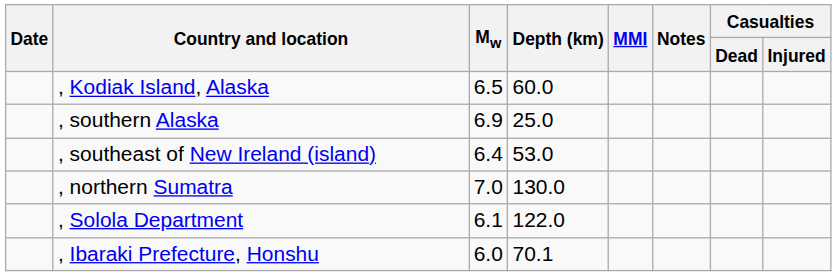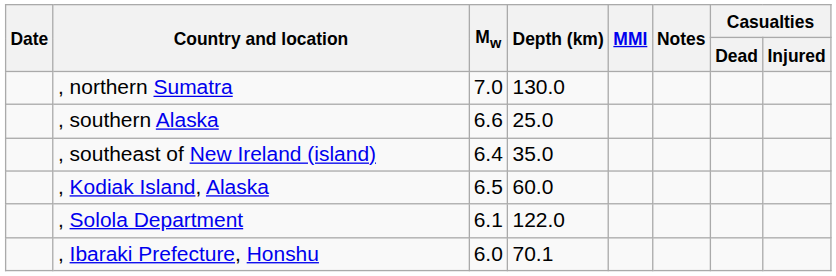rows swapped: (145, 187) <-> (163, 87)
(488, 120) 6.9 -> (488, 120) 6.6
(533, 154) 53.0 -> (533, 154) 35.0
